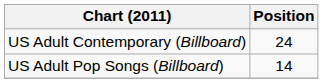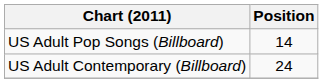rows swapped: (127, 41) <-> (116, 66)
